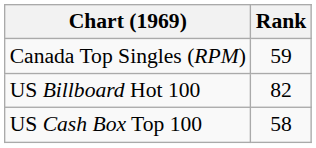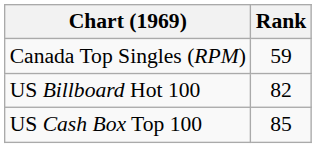(281, 124) 58 -> (281, 124) 85
